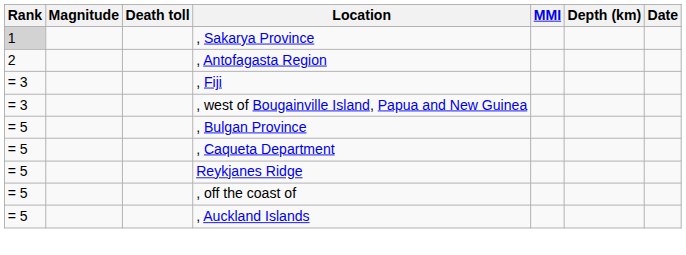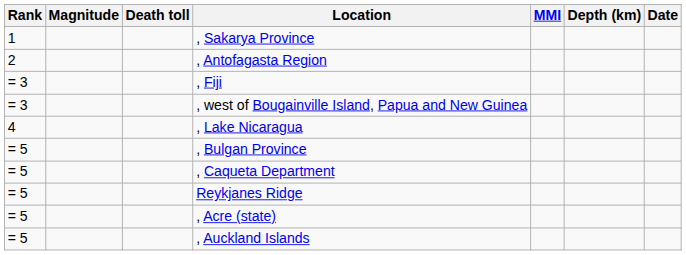(12, 37) lightgrey background -> (12, 37) no background
+ row: (249, 127)
+ row: (236, 216)
- row: (246, 194)
